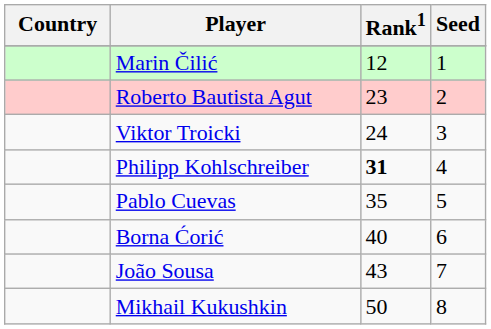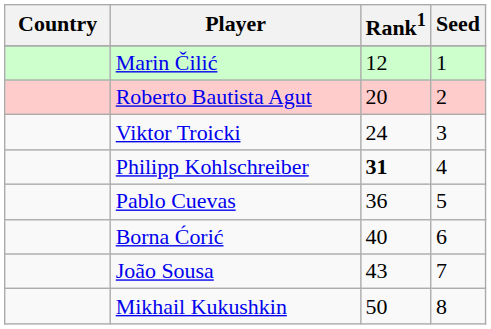(377, 97) 23 -> (377, 97) 20
(377, 201) 35 -> (377, 201) 36
